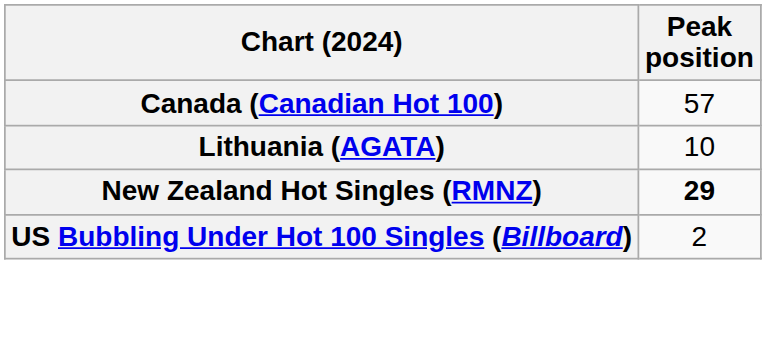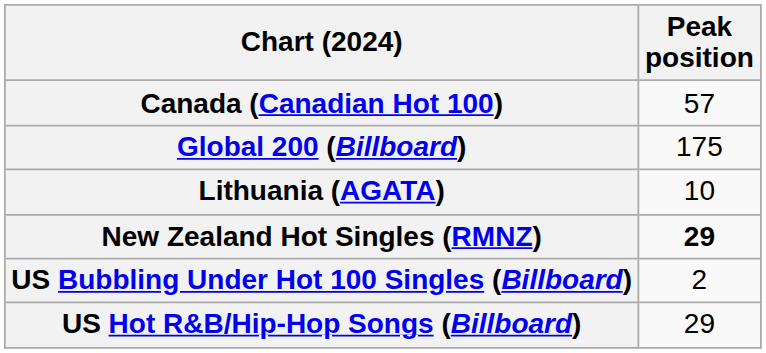+ row: (322, 147)
+ row: (322, 324)
